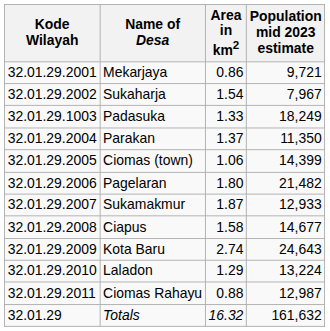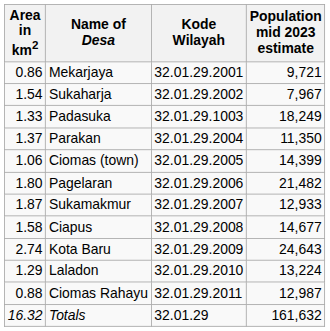columns swapped: (52, 33) <-> (226, 33)
